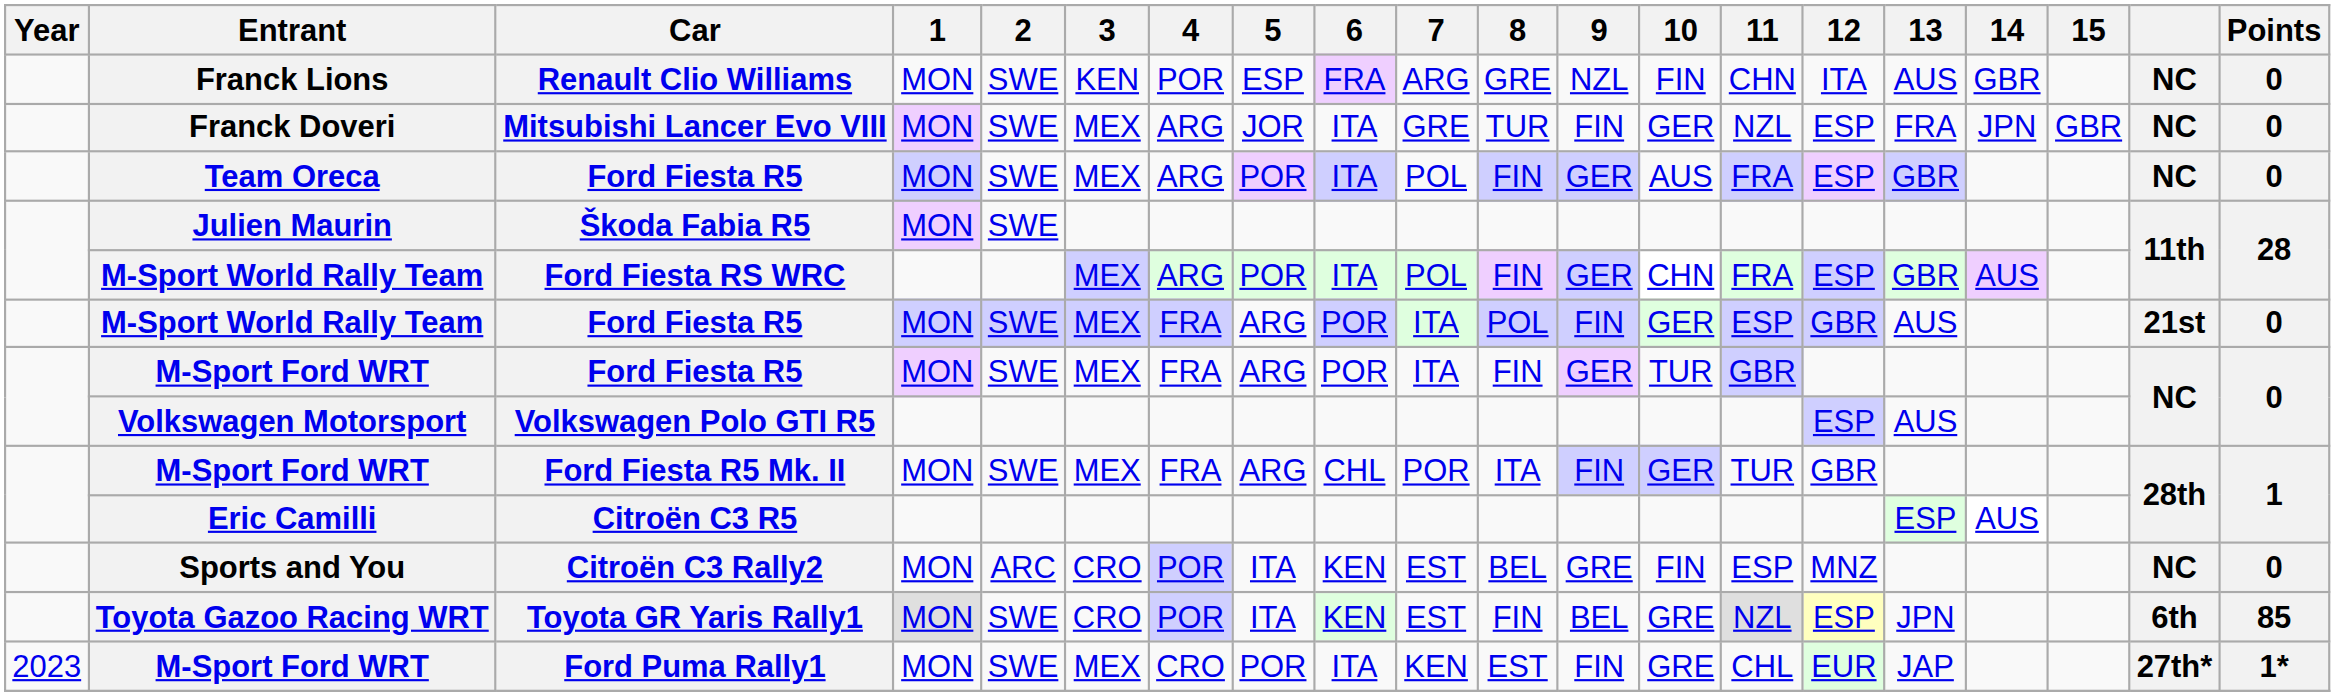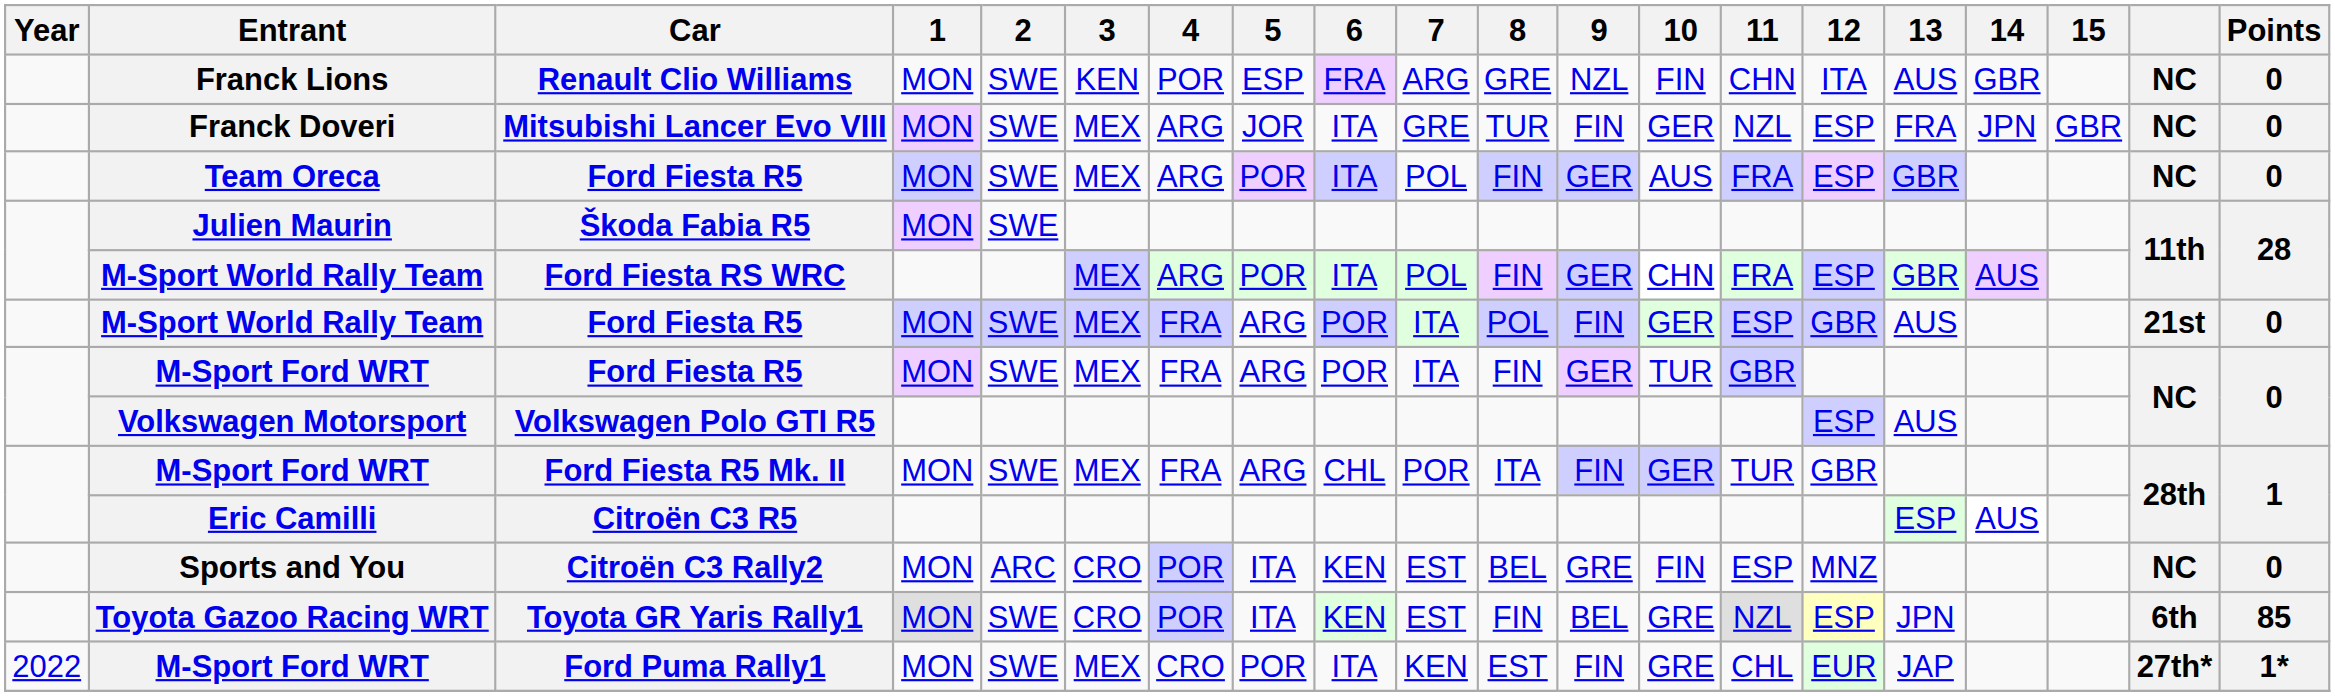(47, 666) 2023 -> (47, 666) 2022
